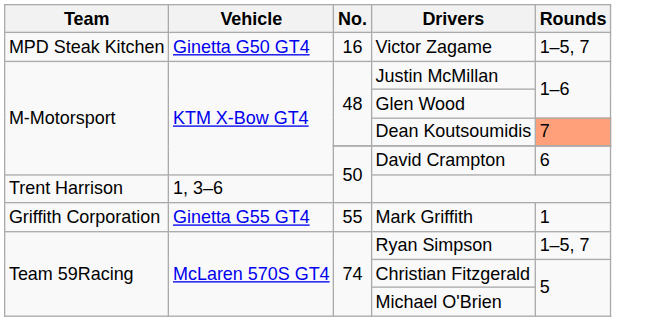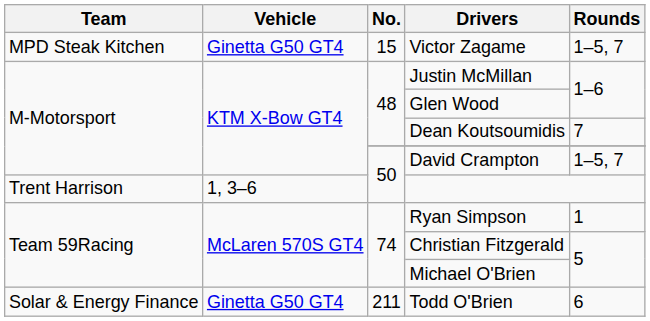(353, 47) 16 -> (386, 47) 15
(545, 132) lightsalmon background -> (579, 132) no background
(545, 160) 6 -> (599, 160) 1–5, 7
- row: (85, 216)
(565, 245) 1–5, 7 -> (579, 216) 1
+ row: (104, 301)
